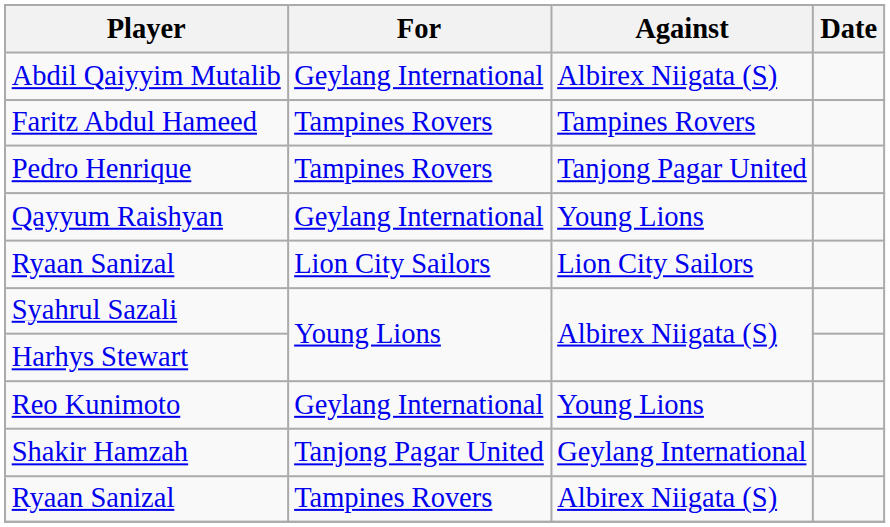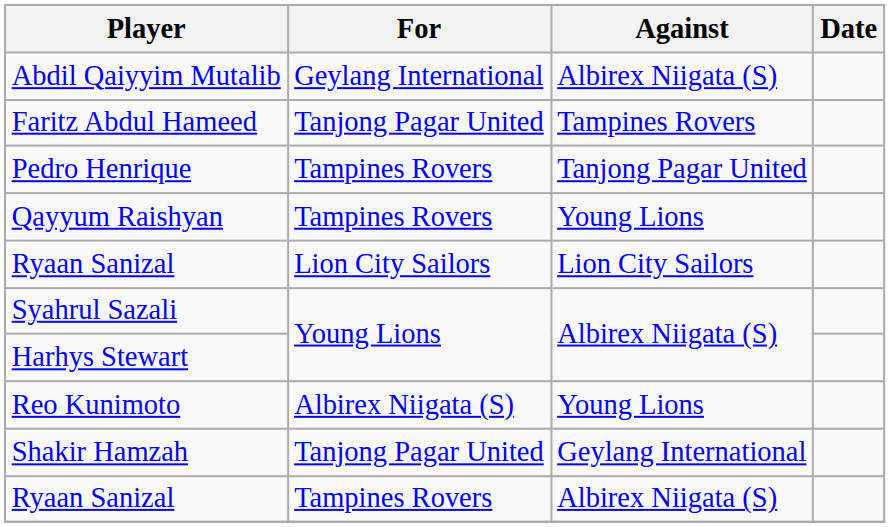(393, 122) Tampines Rovers -> (419, 122) Tanjong Pagar United
(419, 216) Geylang International -> (393, 216) Tampines Rovers
(419, 404) Geylang International -> (404, 404) Albirex Niigata (S)
